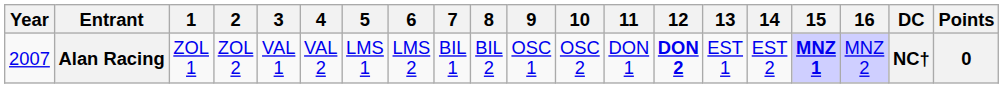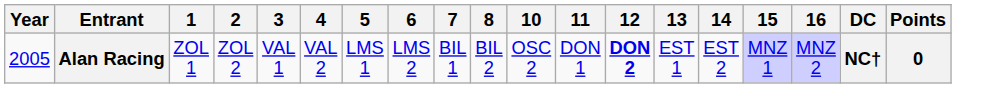- column: (531, 19)
(29, 58) 2007 -> (29, 58) 2005
(816, 58) bold -> (768, 58) normal
